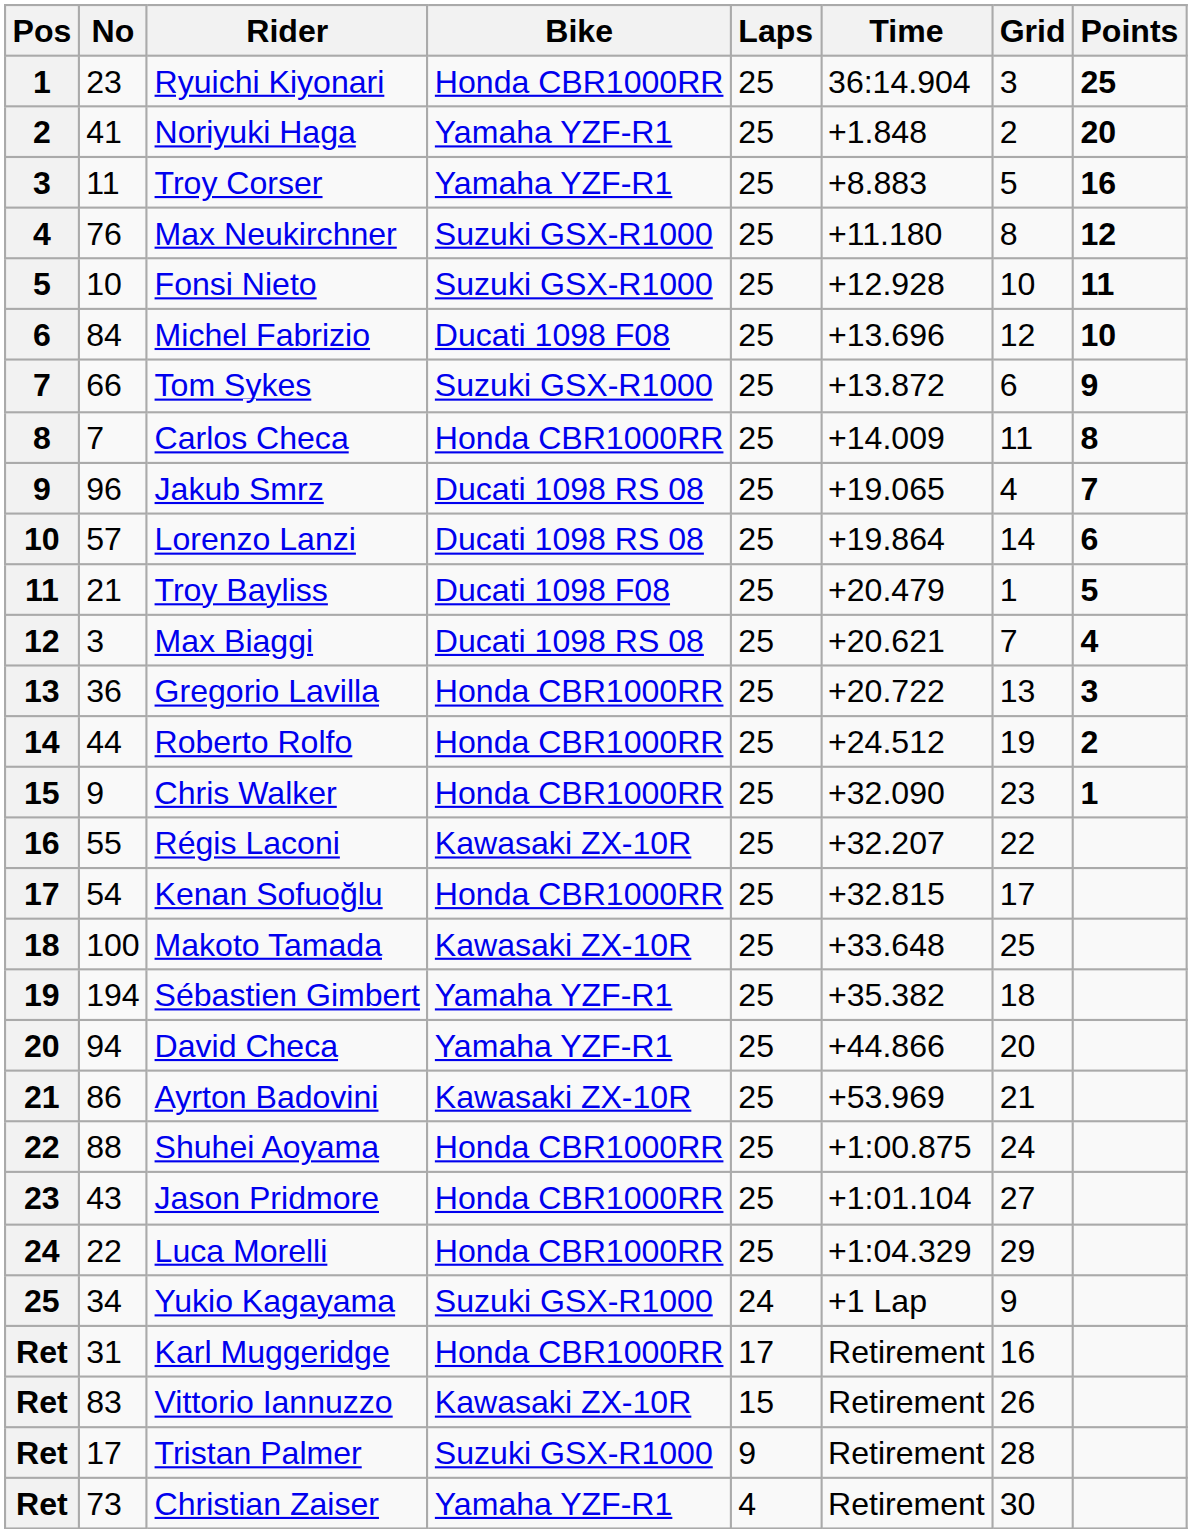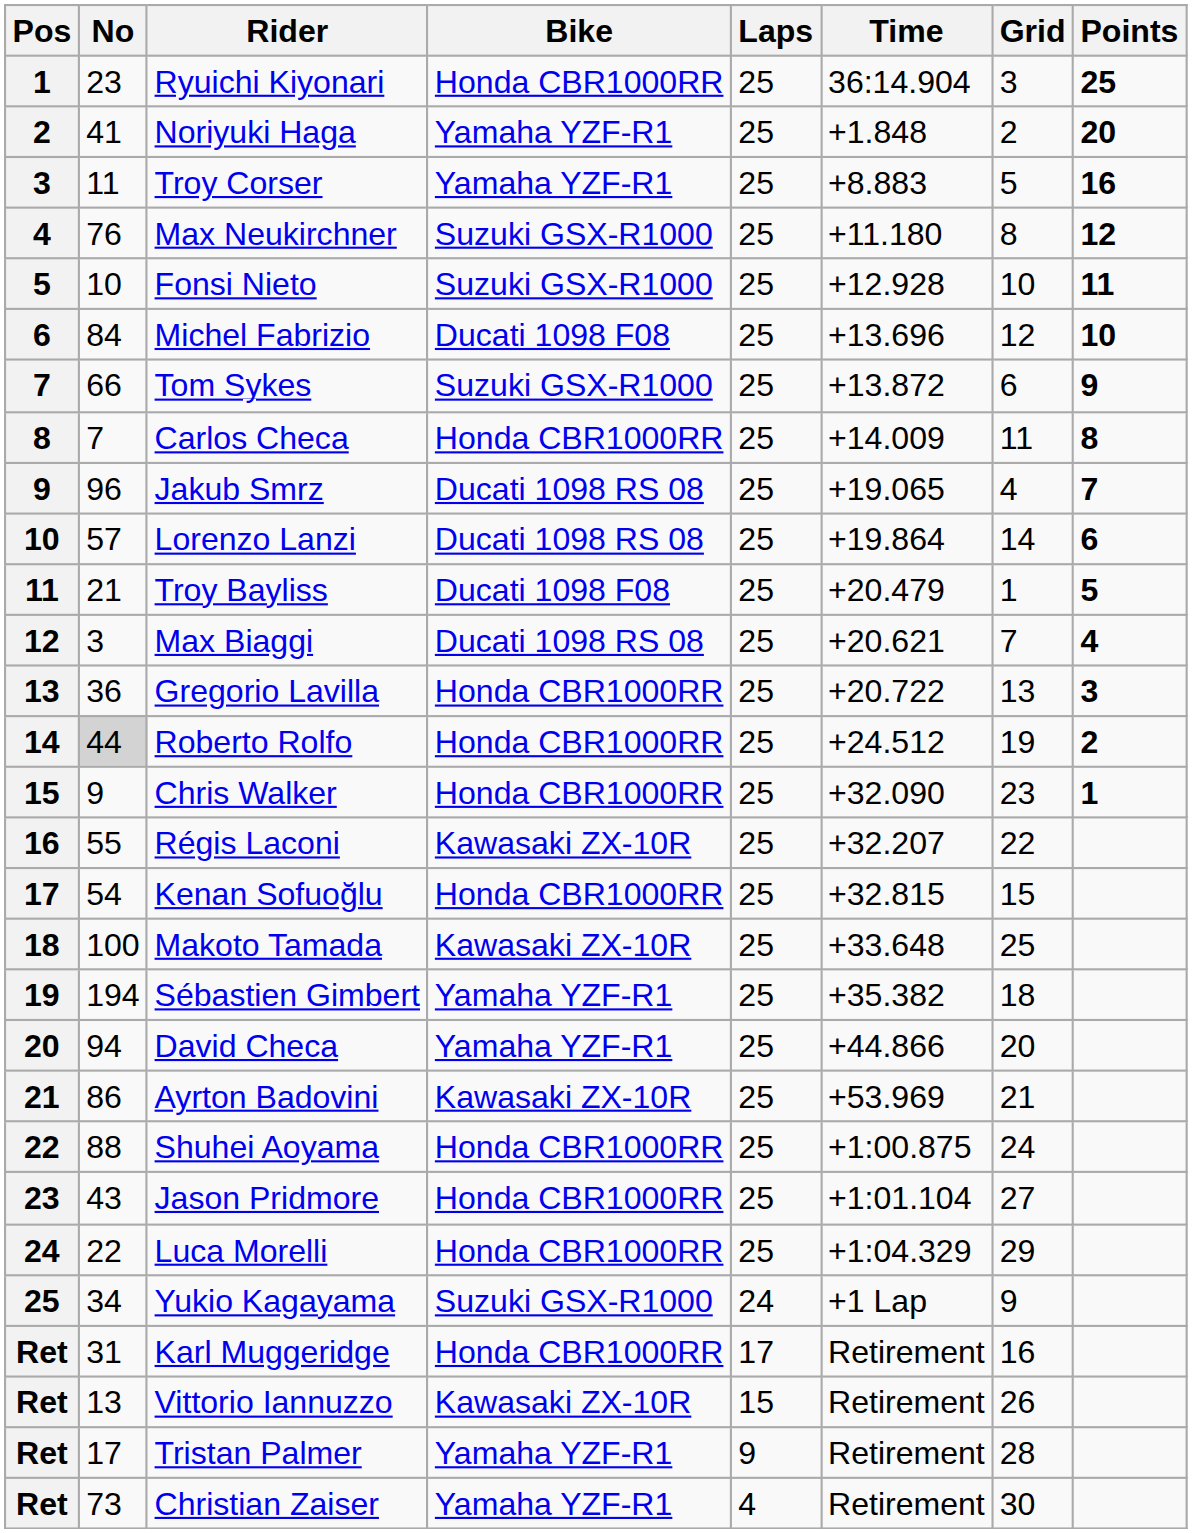(104, 741) no background -> (104, 741) lightgrey background
(1018, 894) 17 -> (1018, 894) 15
(104, 1401) 83 -> (104, 1401) 13
(574, 1452) Suzuki GSX-R1000 -> (554, 1452) Yamaha YZF-R1
